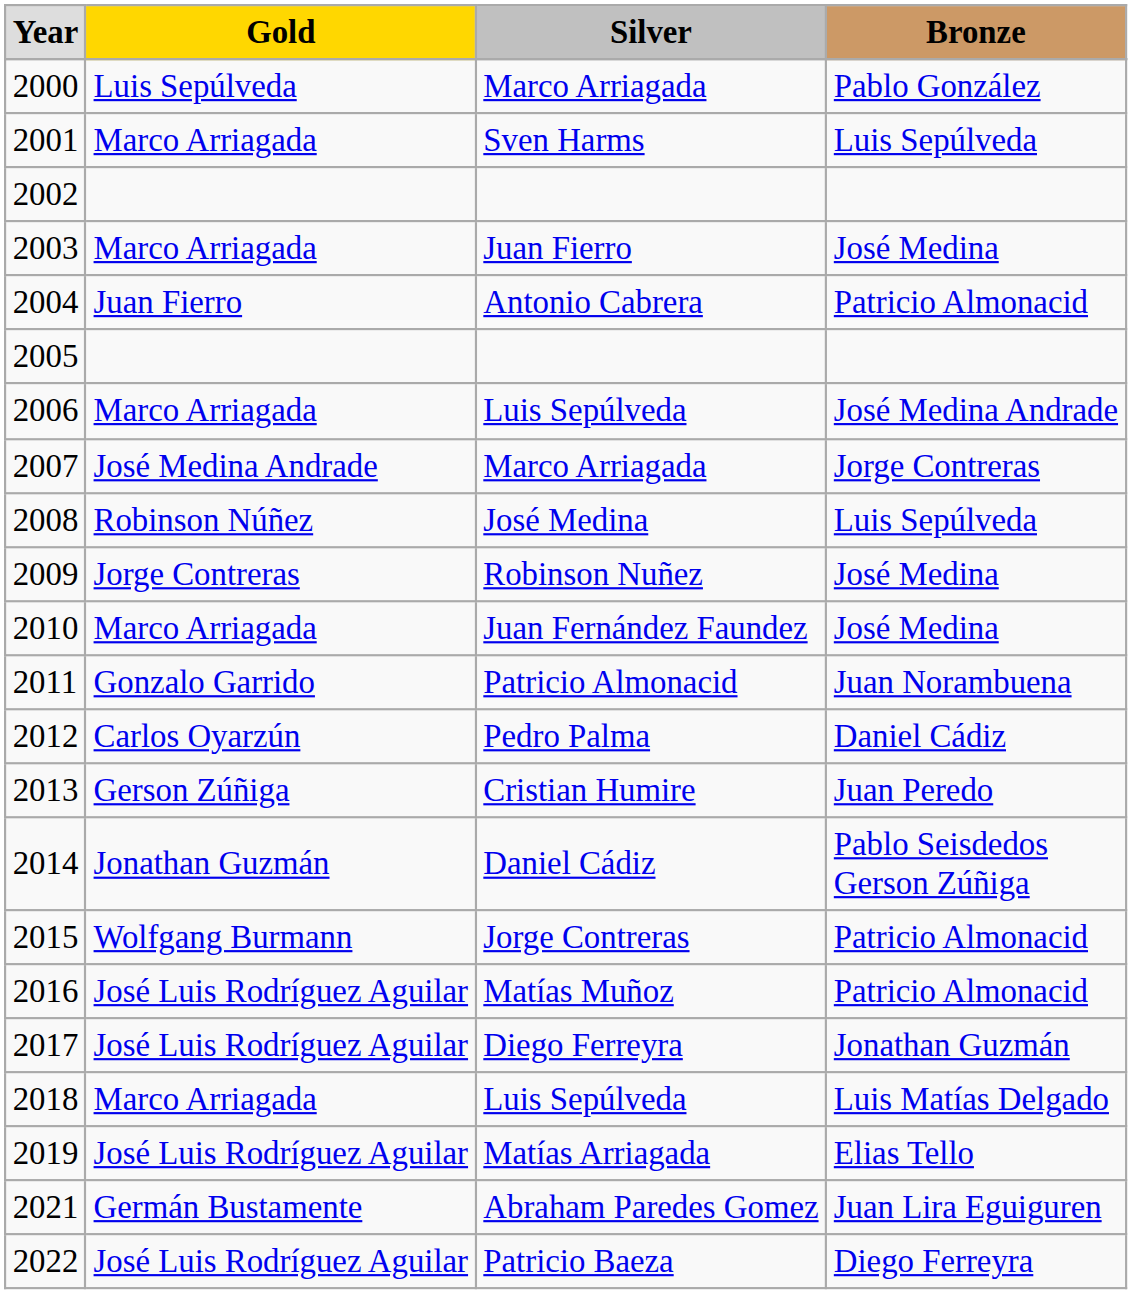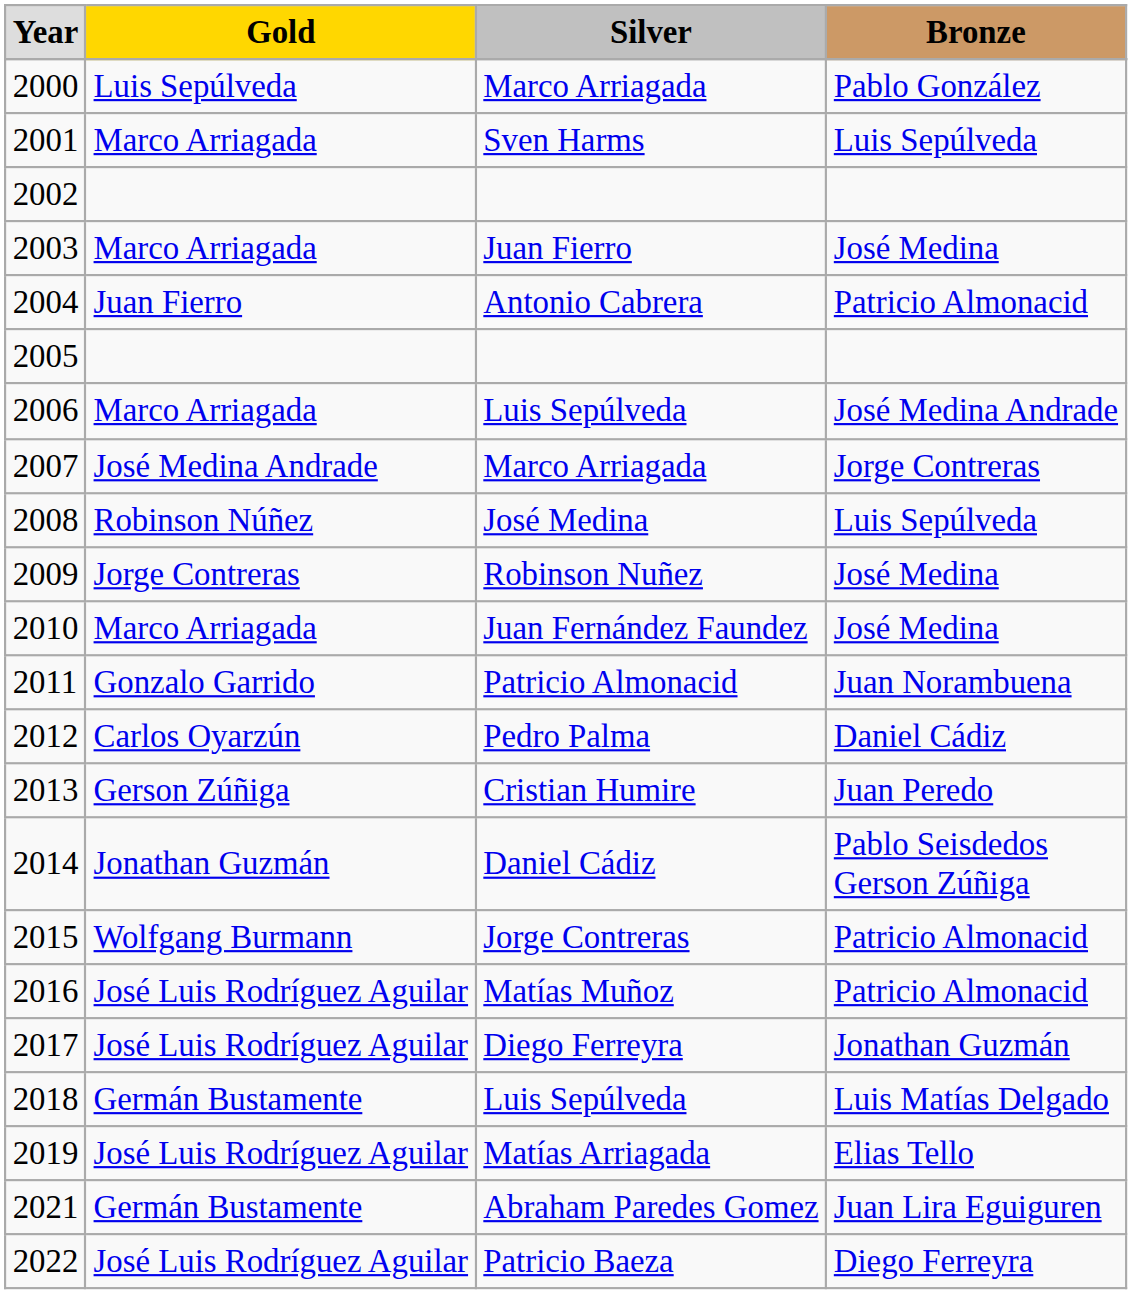(205, 1099) Marco Arriagada -> (228, 1099) Germán Bustamente
